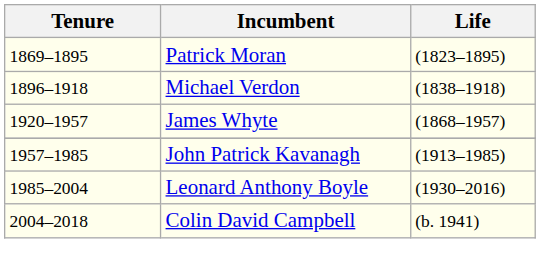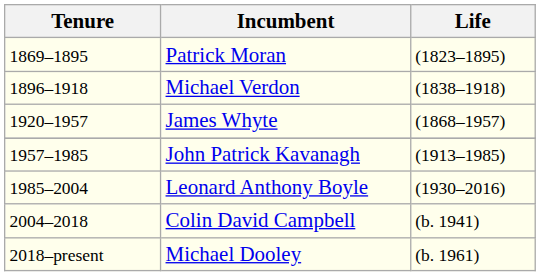+ row: (233, 253)
